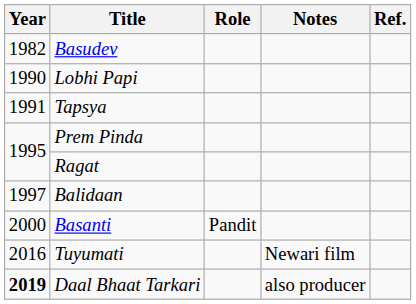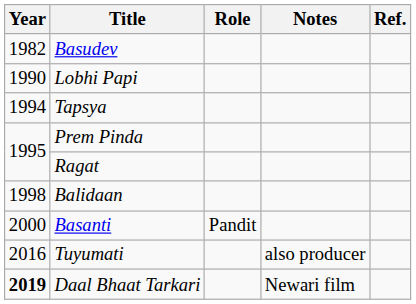(27, 107) 1991 -> (27, 107) 1994
(27, 195) 1997 -> (27, 195) 1998
(310, 254) Newari film -> (315, 254) also producer
(315, 284) also producer -> (310, 284) Newari film
